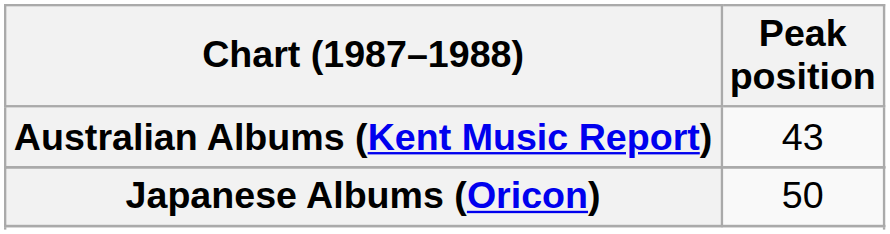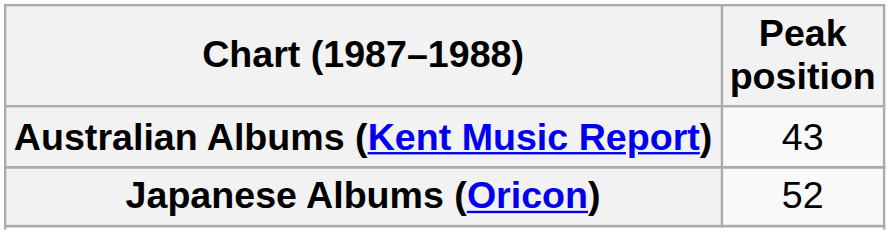(803, 195) 50 -> (803, 195) 52
